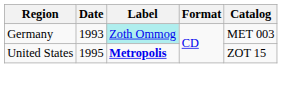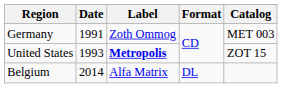(91, 33) 1993 -> (91, 33) 1991
(143, 33) paleturquoise background -> (143, 33) no background
(91, 53) 1995 -> (91, 53) 1993
+ row: (28, 72)
